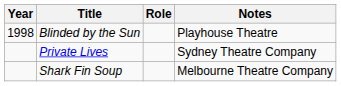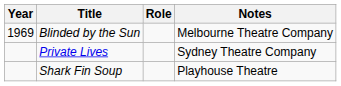(20, 33) 1998 -> (20, 33) 1969
(227, 33) Playhouse Theatre -> (255, 33) Melbourne Theatre Company
(255, 71) Melbourne Theatre Company -> (227, 71) Playhouse Theatre
